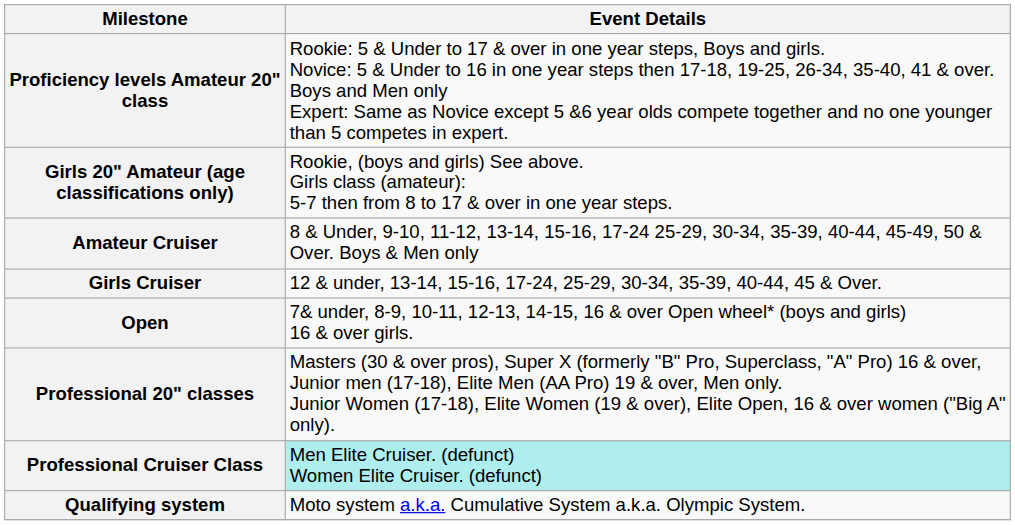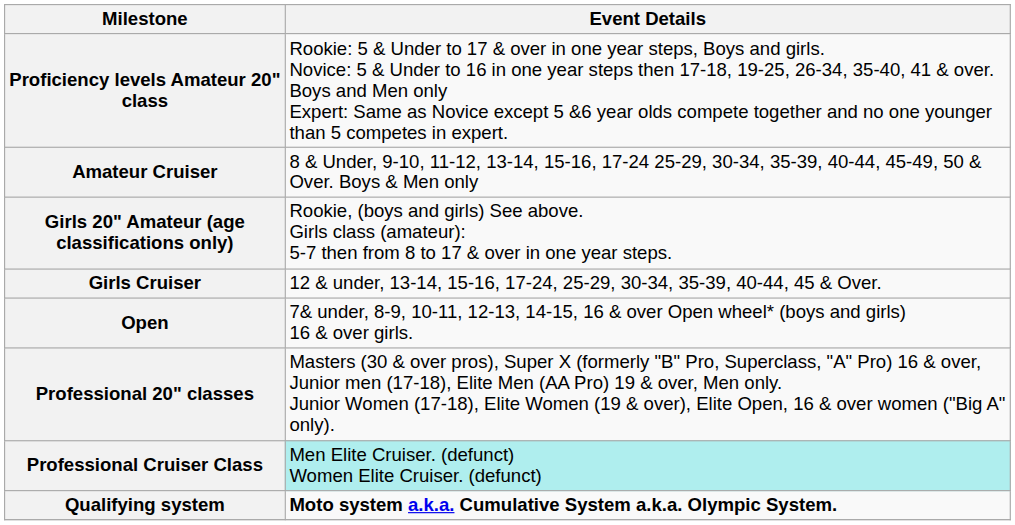rows swapped: (145, 243) <-> (145, 182)
(548, 505) normal -> (563, 505) bold
